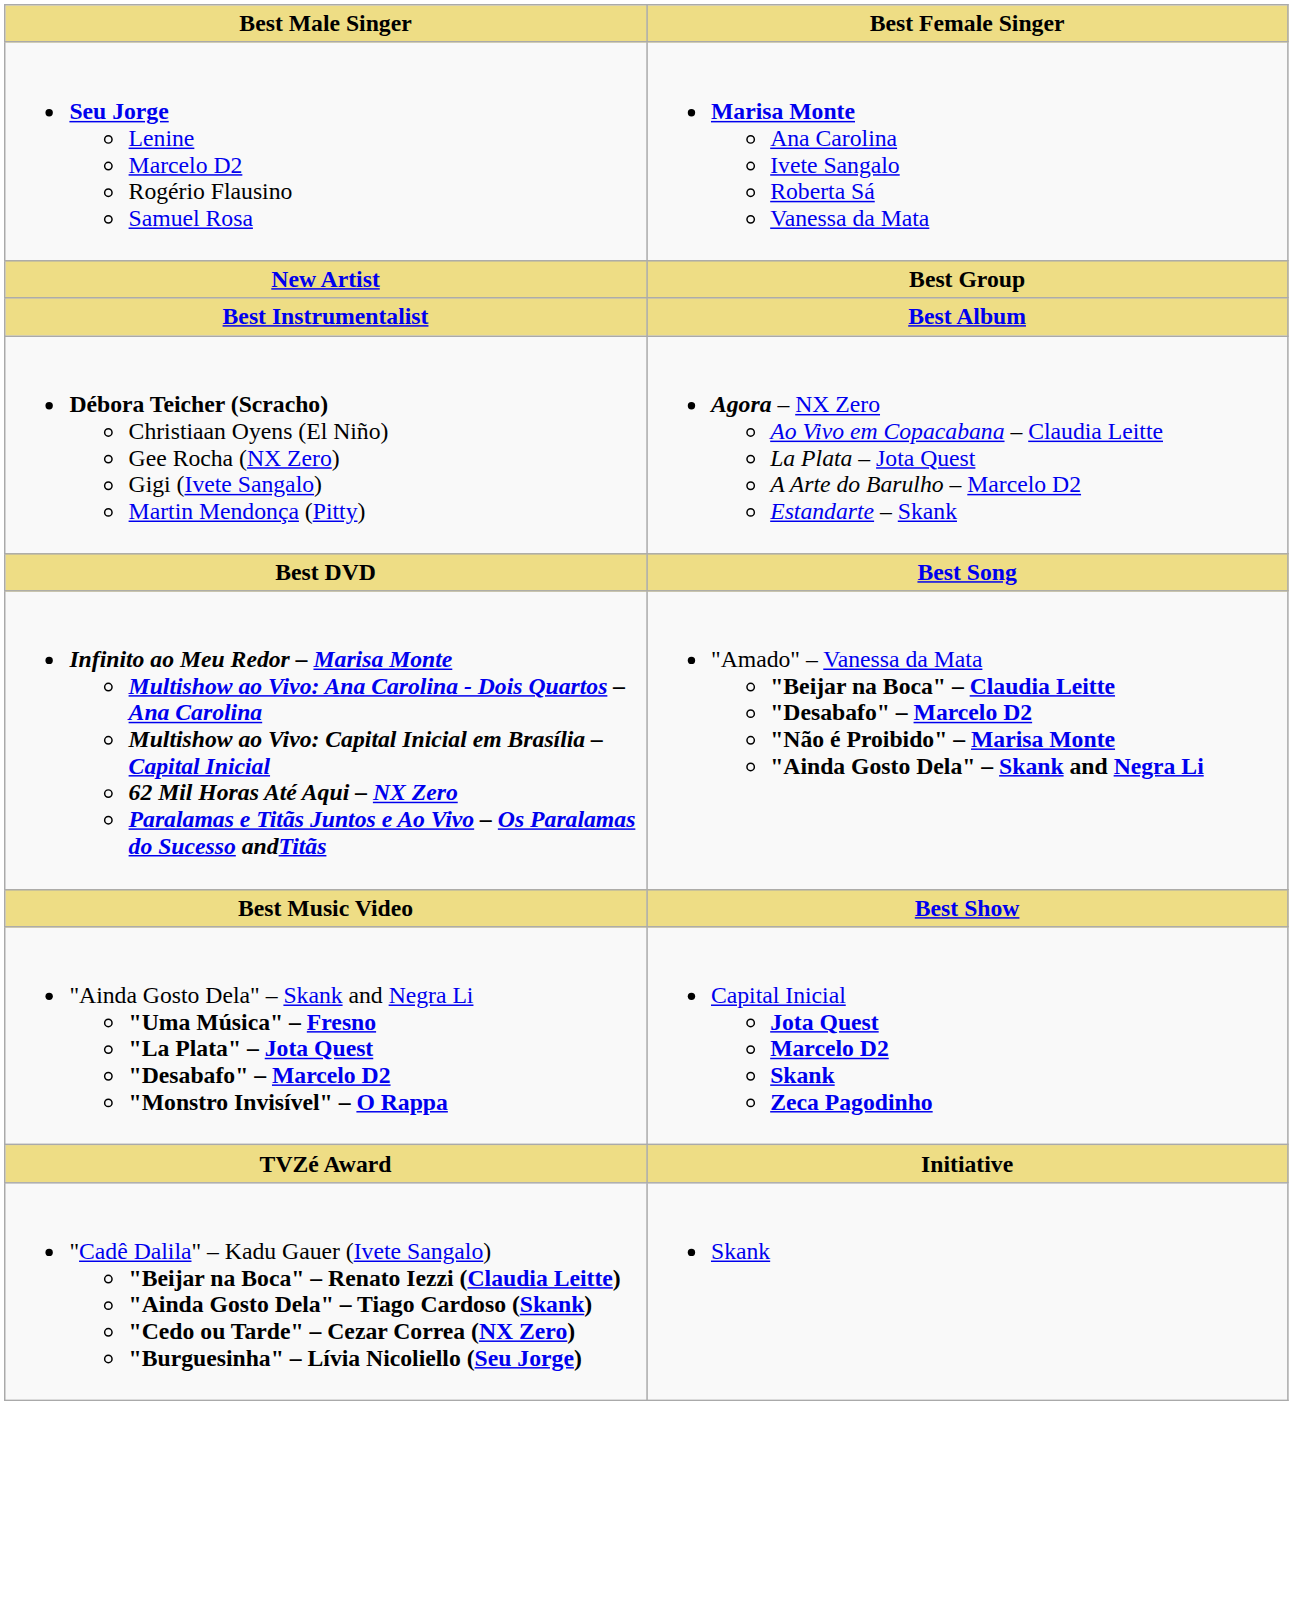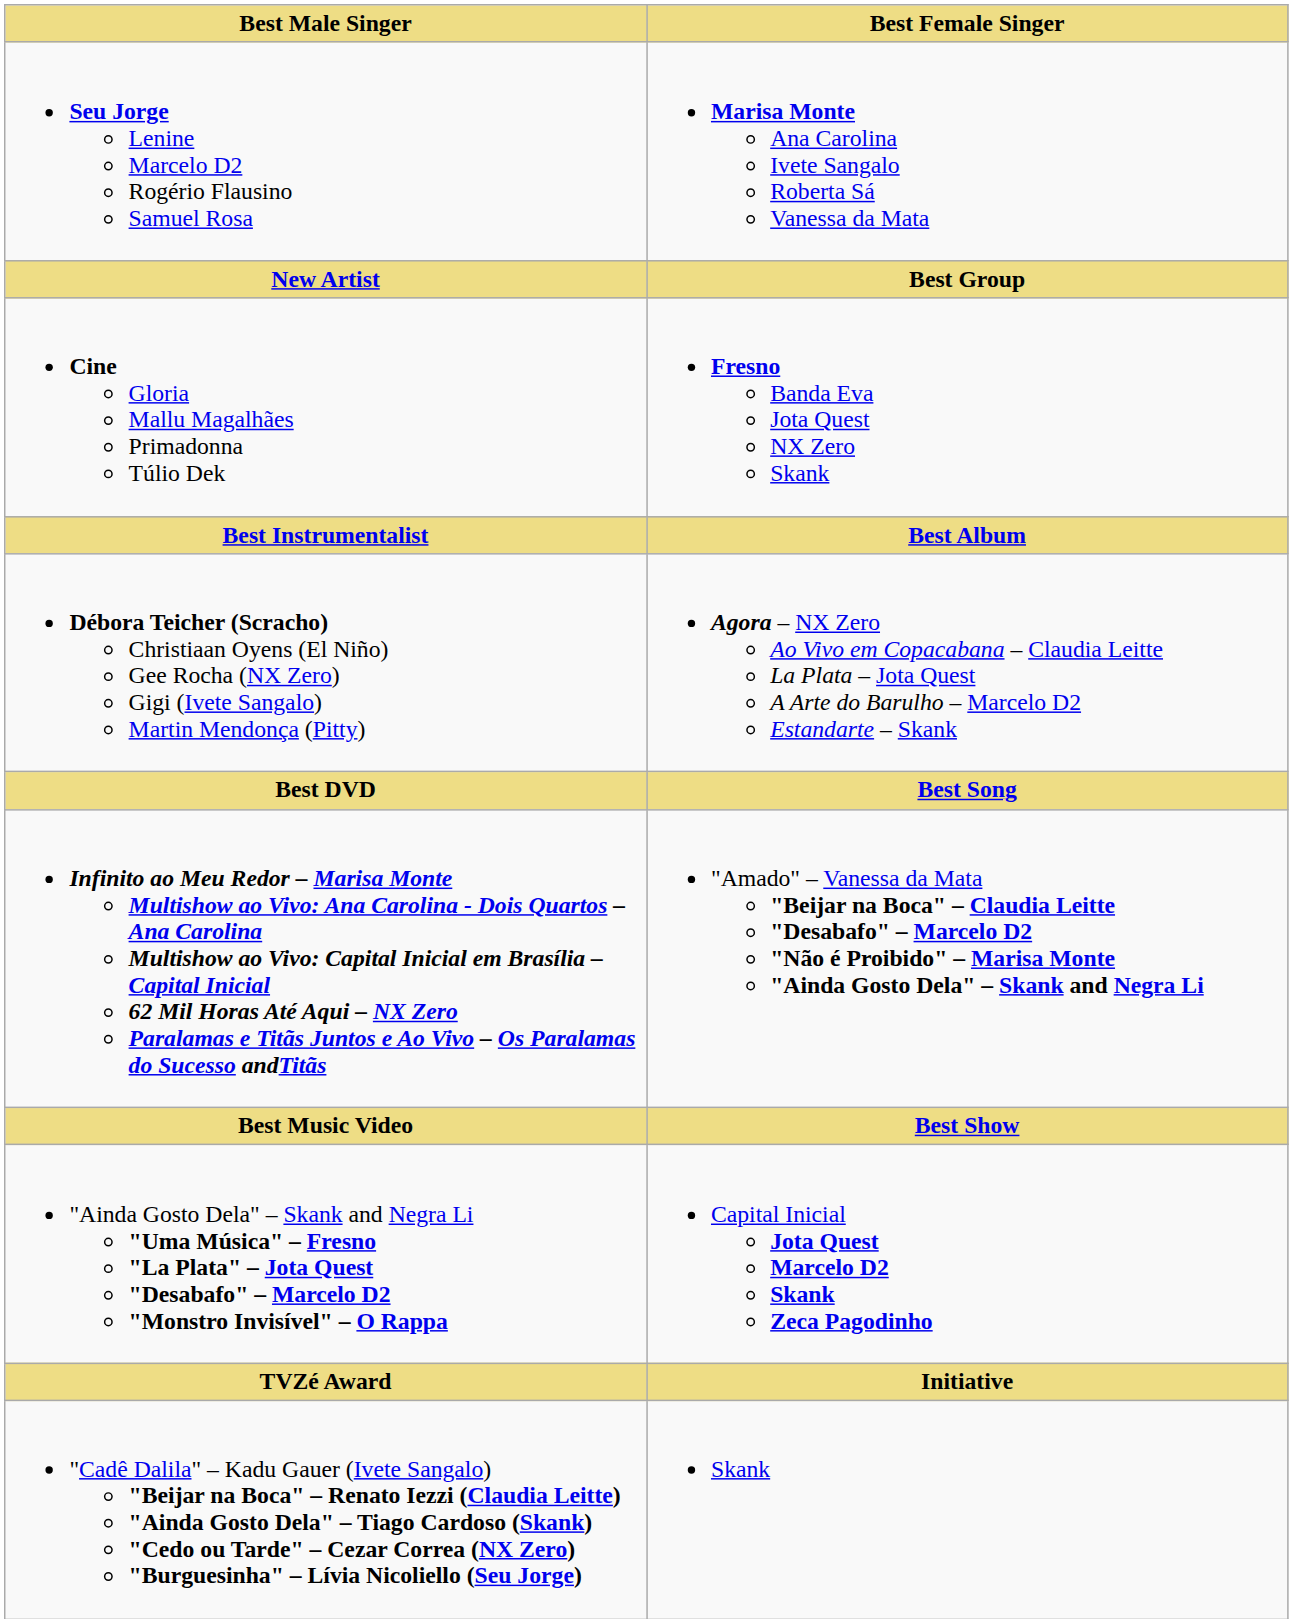+ row: (326, 420)
